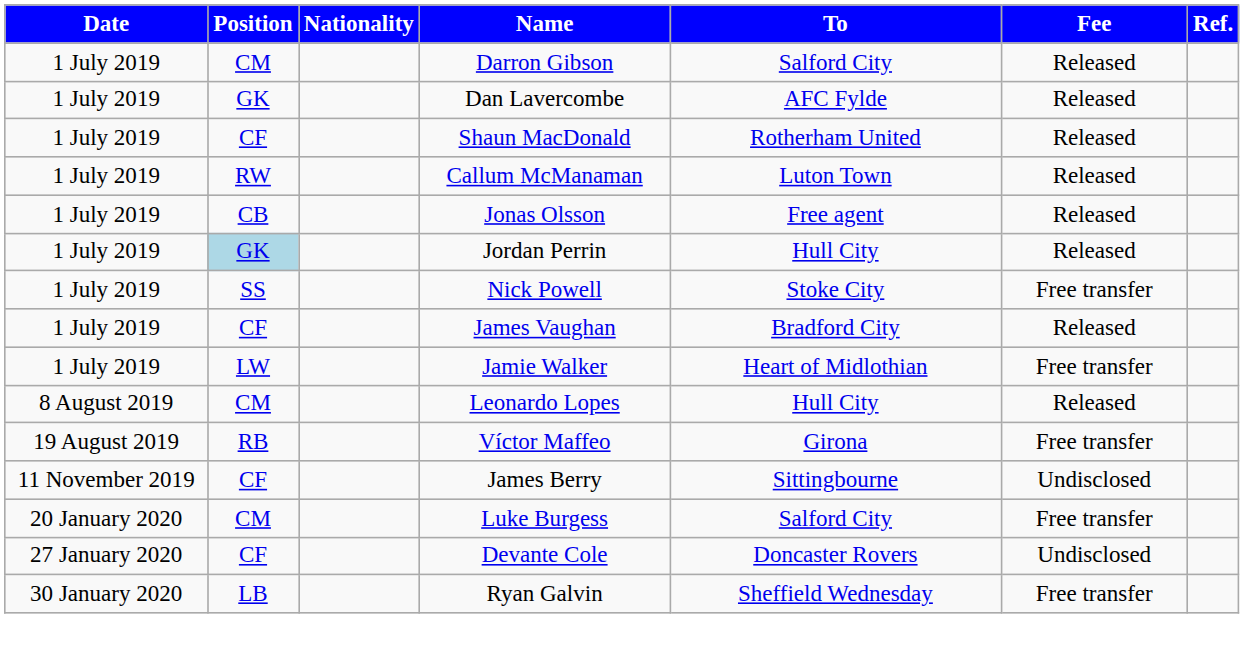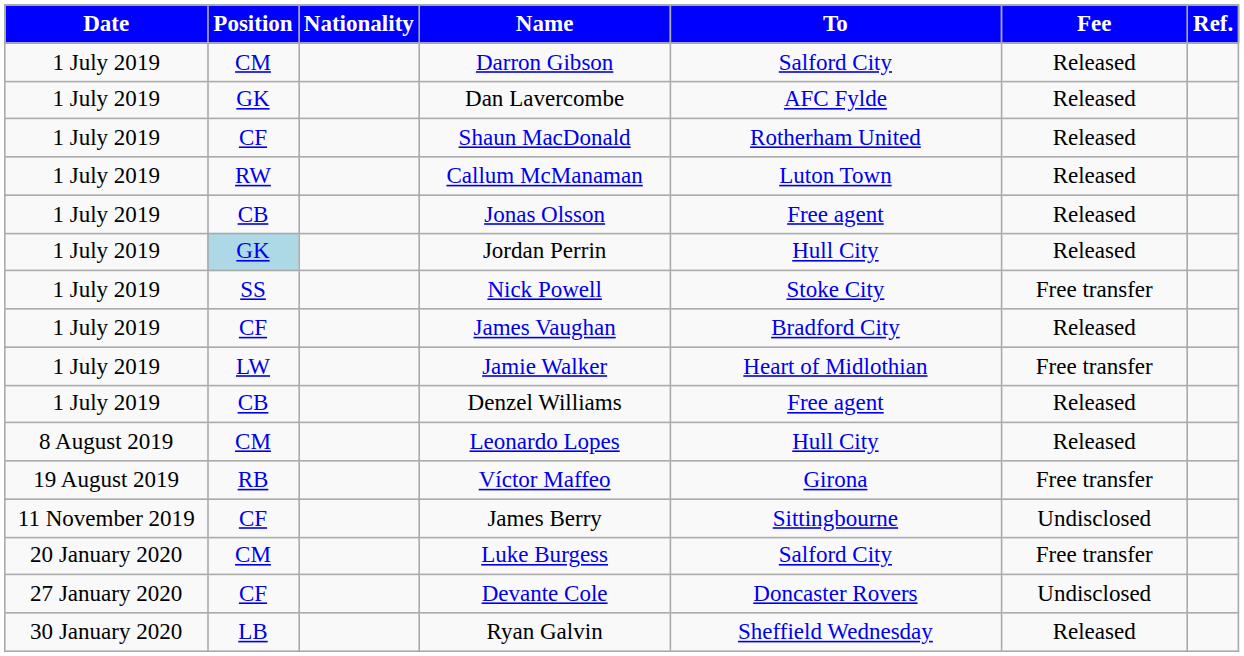+ row: (545, 403)
(1094, 593) Free transfer -> (1094, 631) Released
